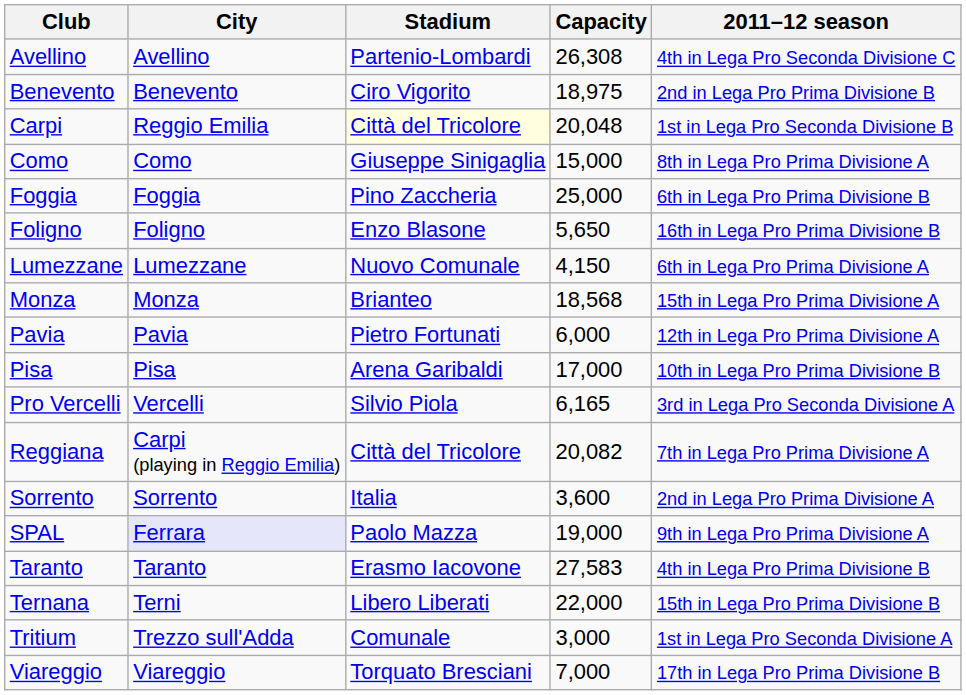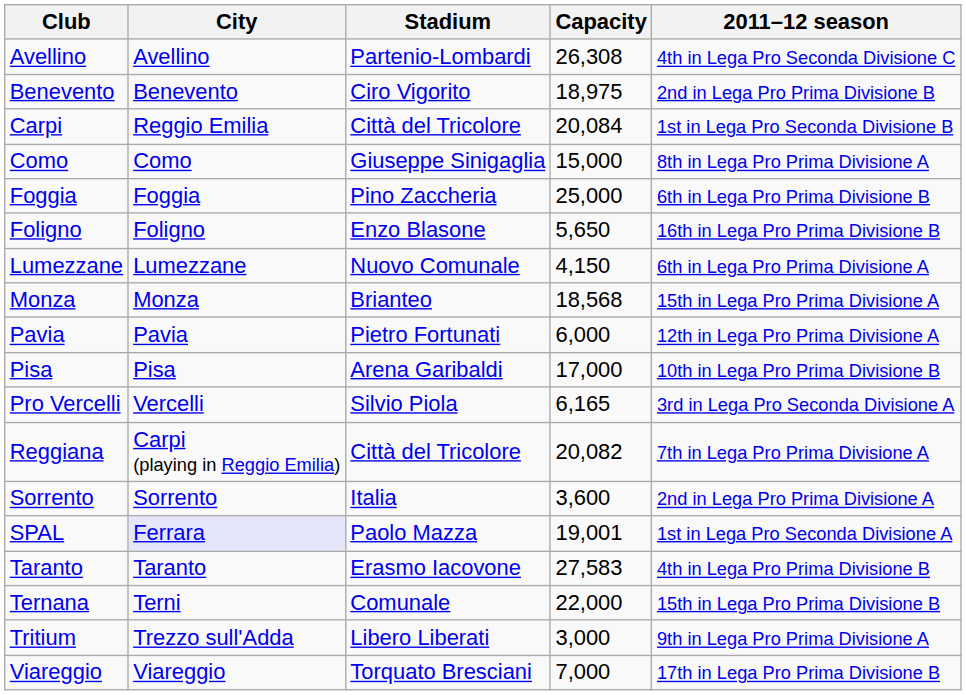(436, 126) lightyellow background -> (436, 126) no background
(589, 126) 20,048 -> (589, 126) 20,084
(589, 533) 19,000 -> (589, 533) 19,001
(793, 534) 9th in Lega Pro Prima Divisione A -> (805, 534) 1st in Lega Pro Seconda Divisione A
(420, 602) Libero Liberati -> (400, 602) Comunale
(400, 637) Comunale -> (420, 637) Libero Liberati
(805, 638) 1st in Lega Pro Seconda Divisione A -> (793, 638) 9th in Lega Pro Prima Divisione A
